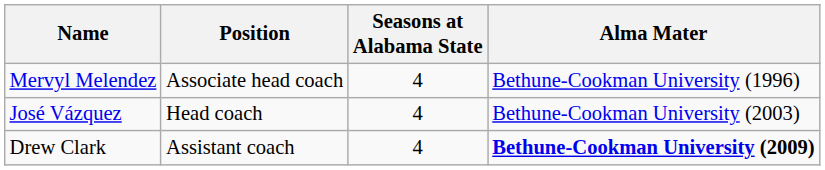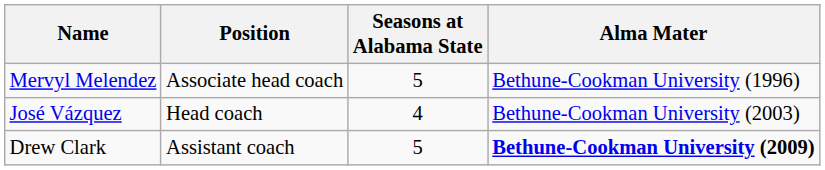(418, 80) 4 -> (418, 80) 5
(418, 148) 4 -> (418, 148) 5
